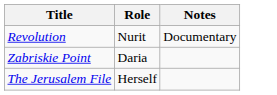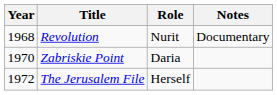+ column: (21, 15)
